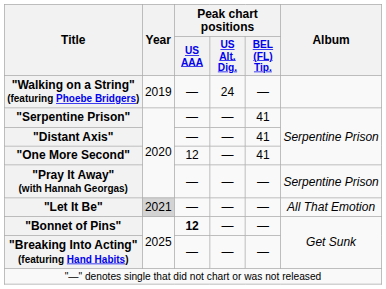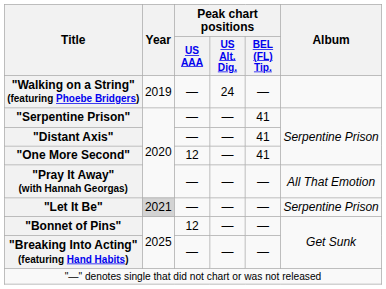(331, 181) Serpentine Prison -> (331, 181) All That Emotion
(331, 207) All That Emotion -> (331, 207) Serpentine Prison
(192, 226) bold -> (192, 226) normal
